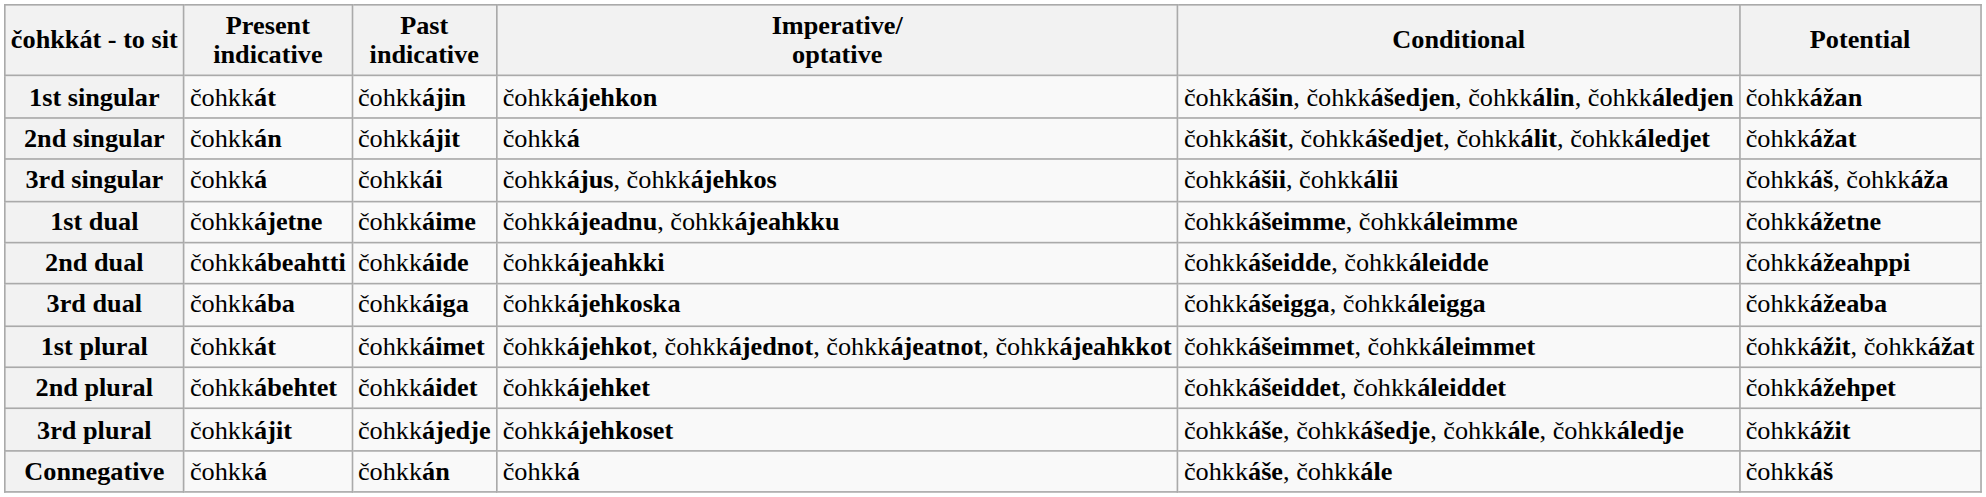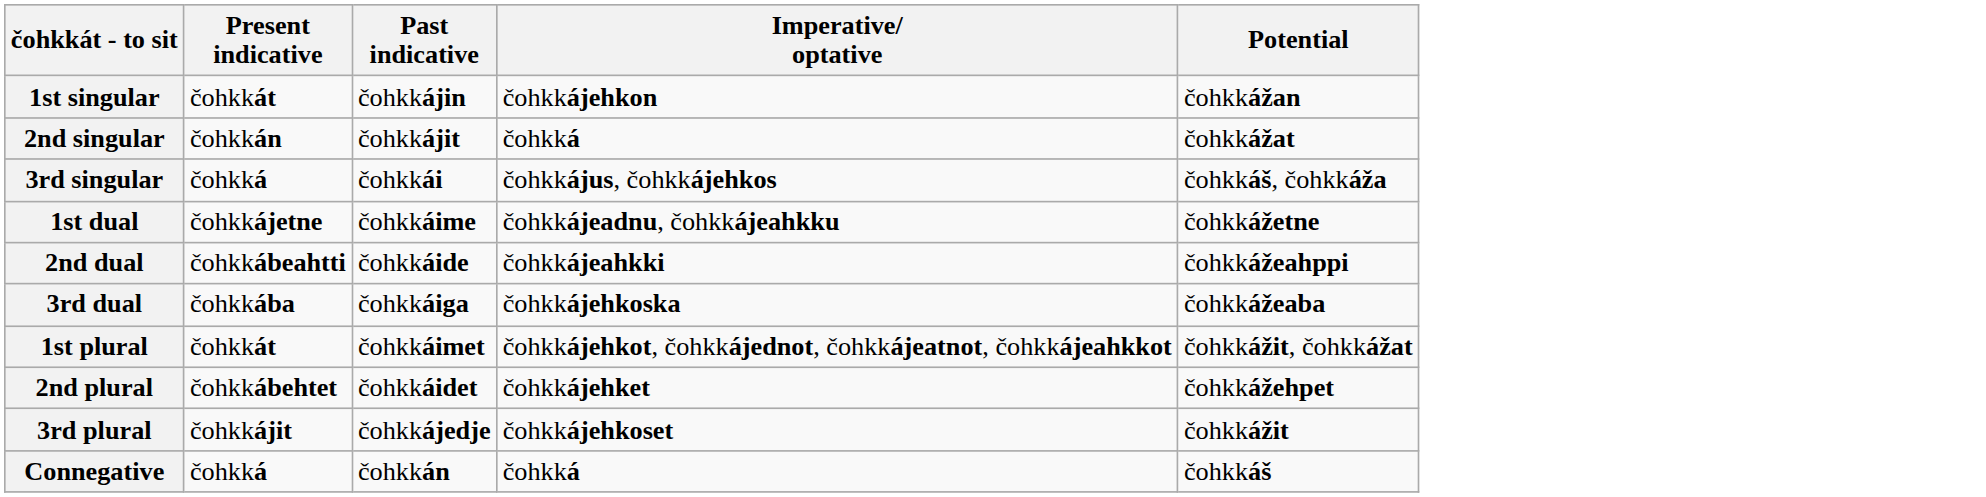- column: (1459, 40)
